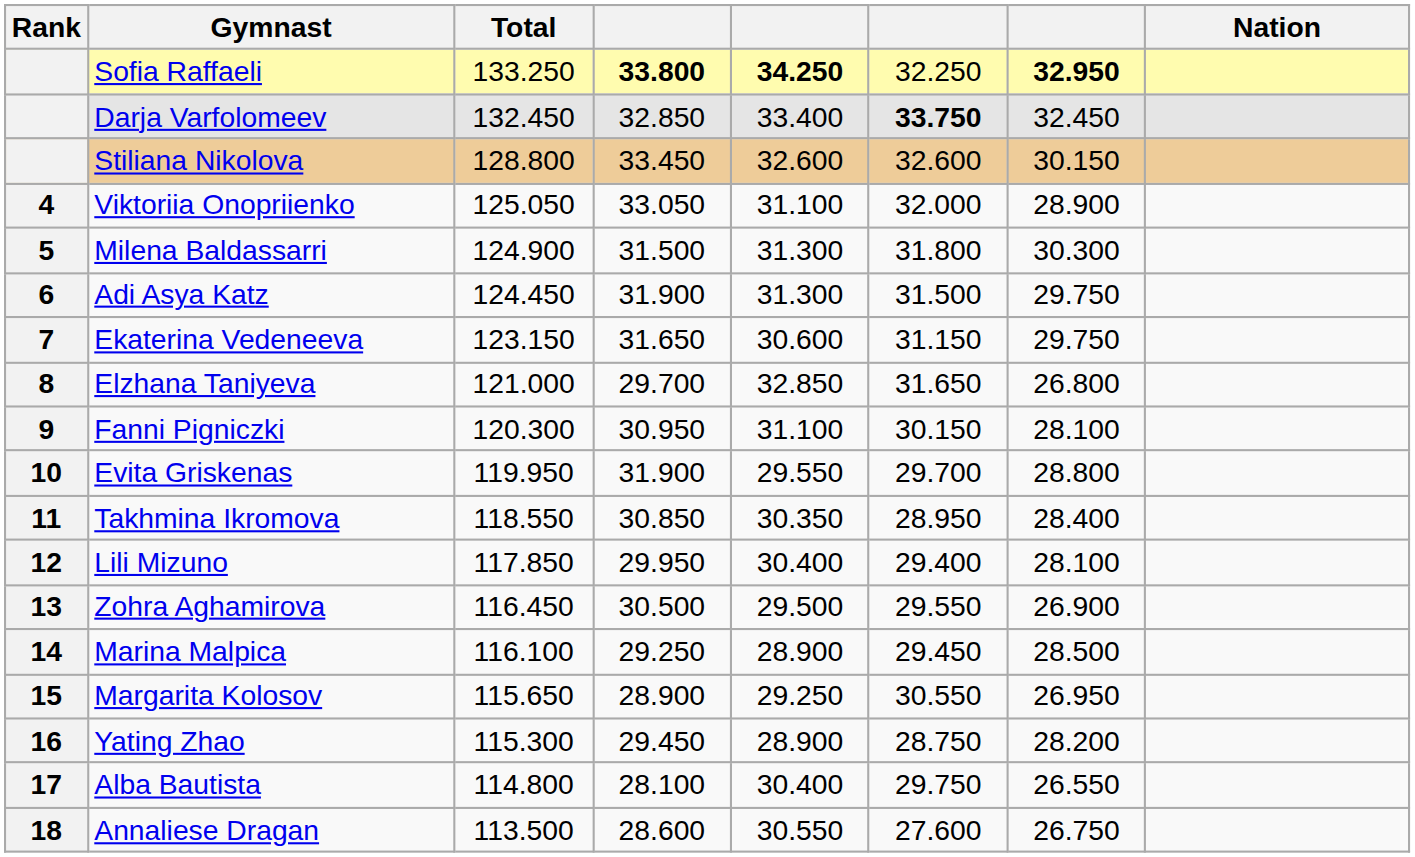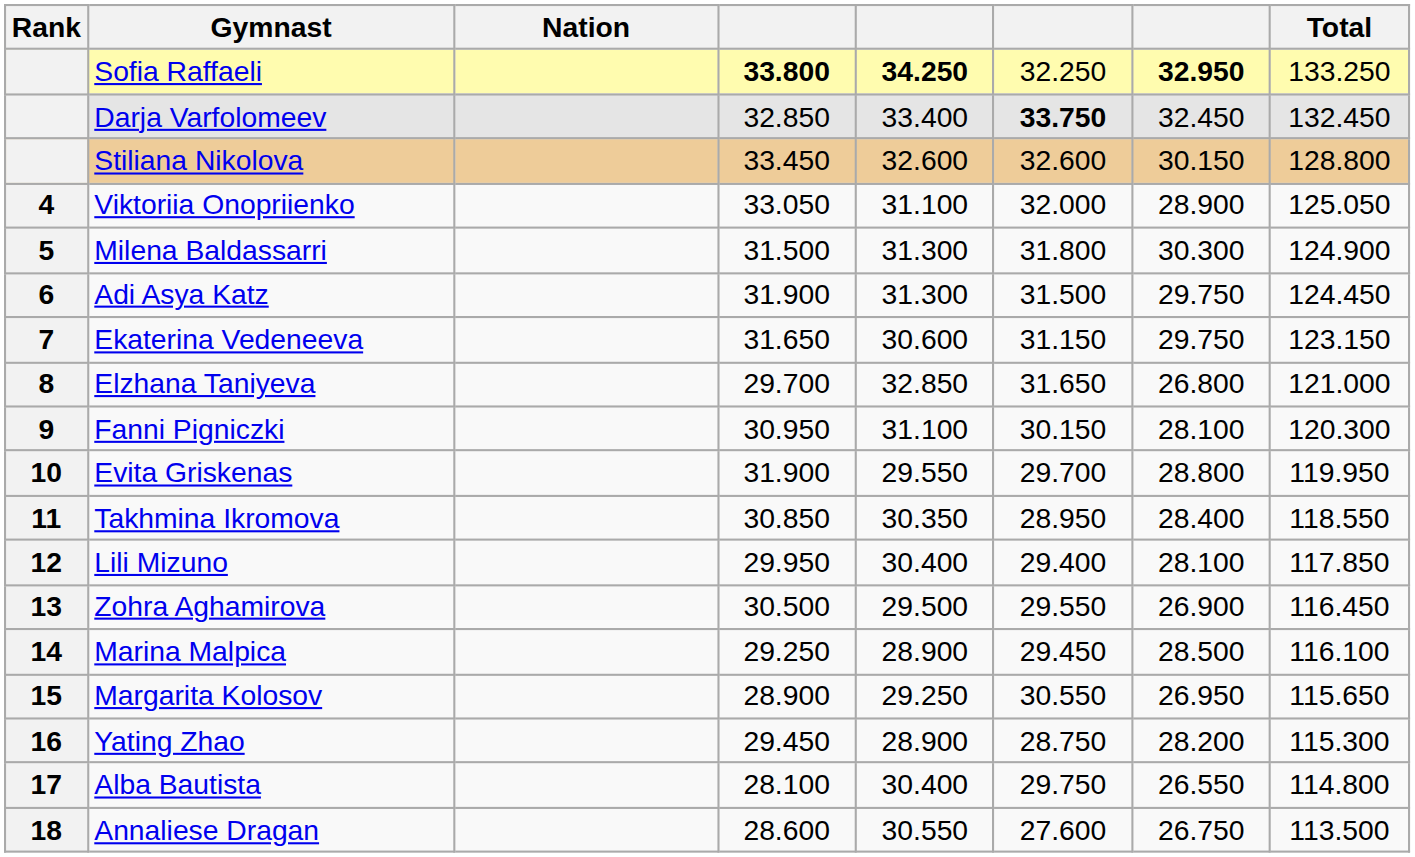columns swapped: (1277, 27) <-> (524, 27)
